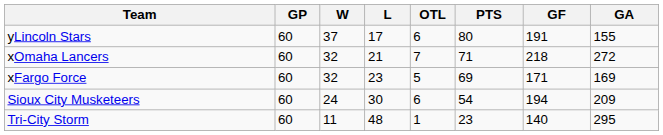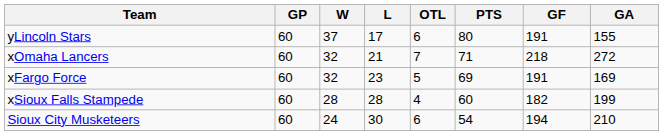(537, 78) 171 -> (537, 78) 191
+ row: (75, 99)
(604, 99) 209 -> (604, 120) 210
- row: (48, 120)
